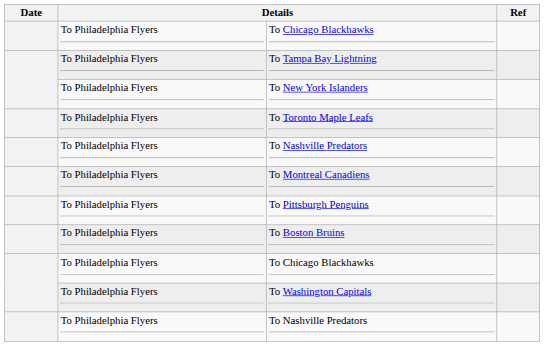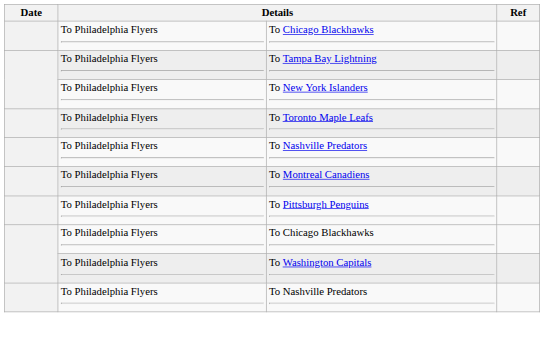- row: (31, 239)
